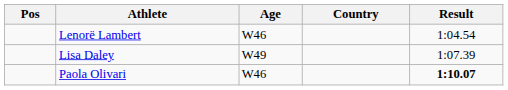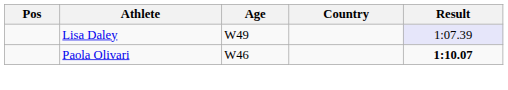- row: (100, 34)
(456, 54) no background -> (453, 34) lavender background
